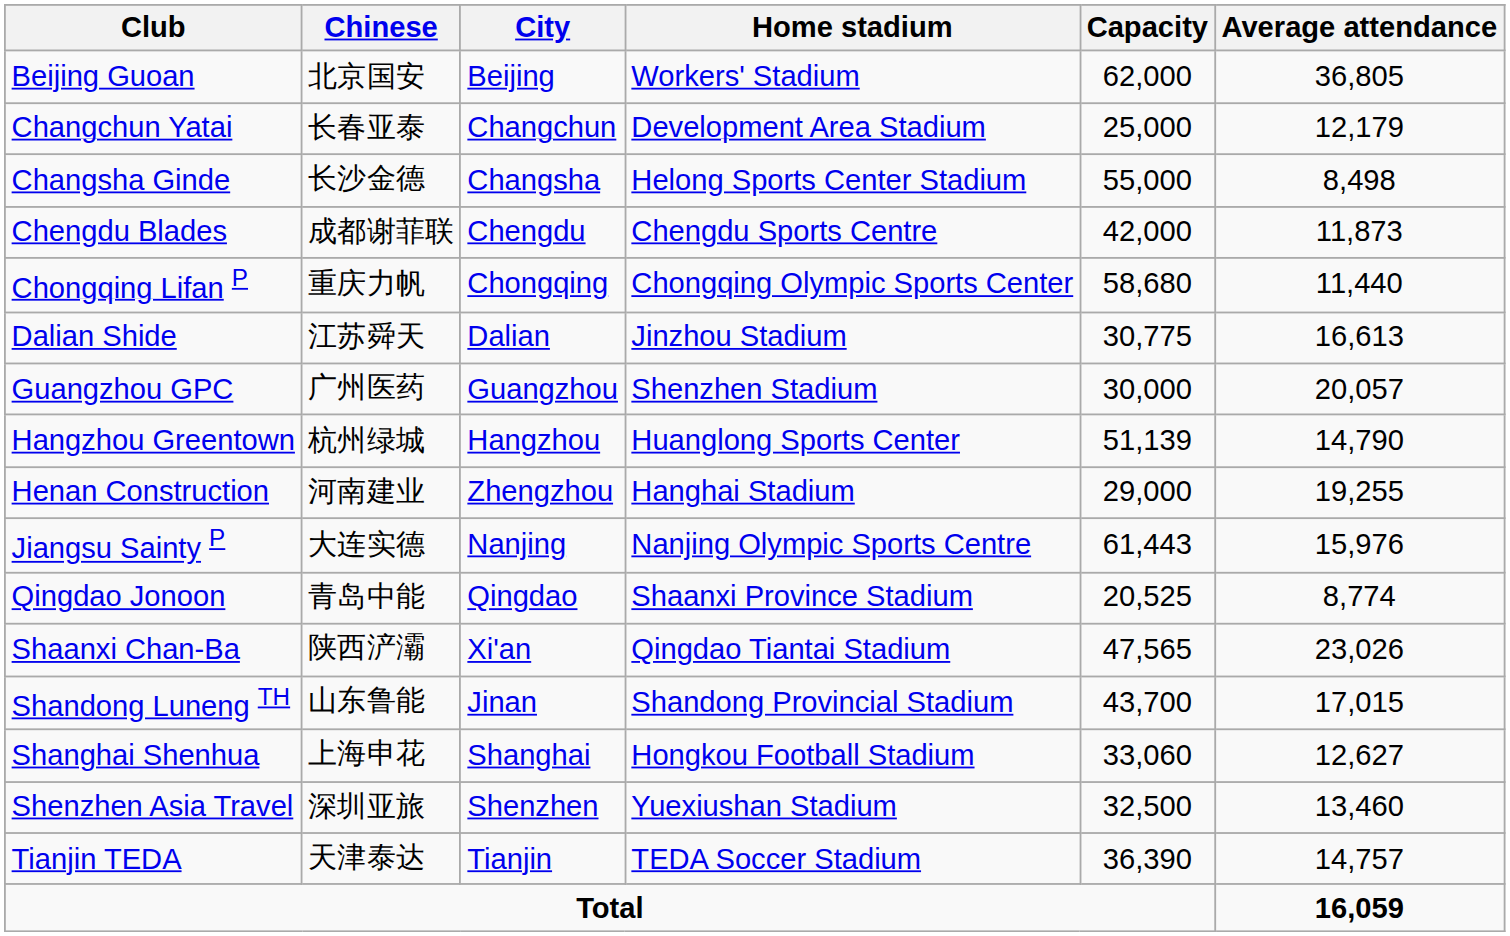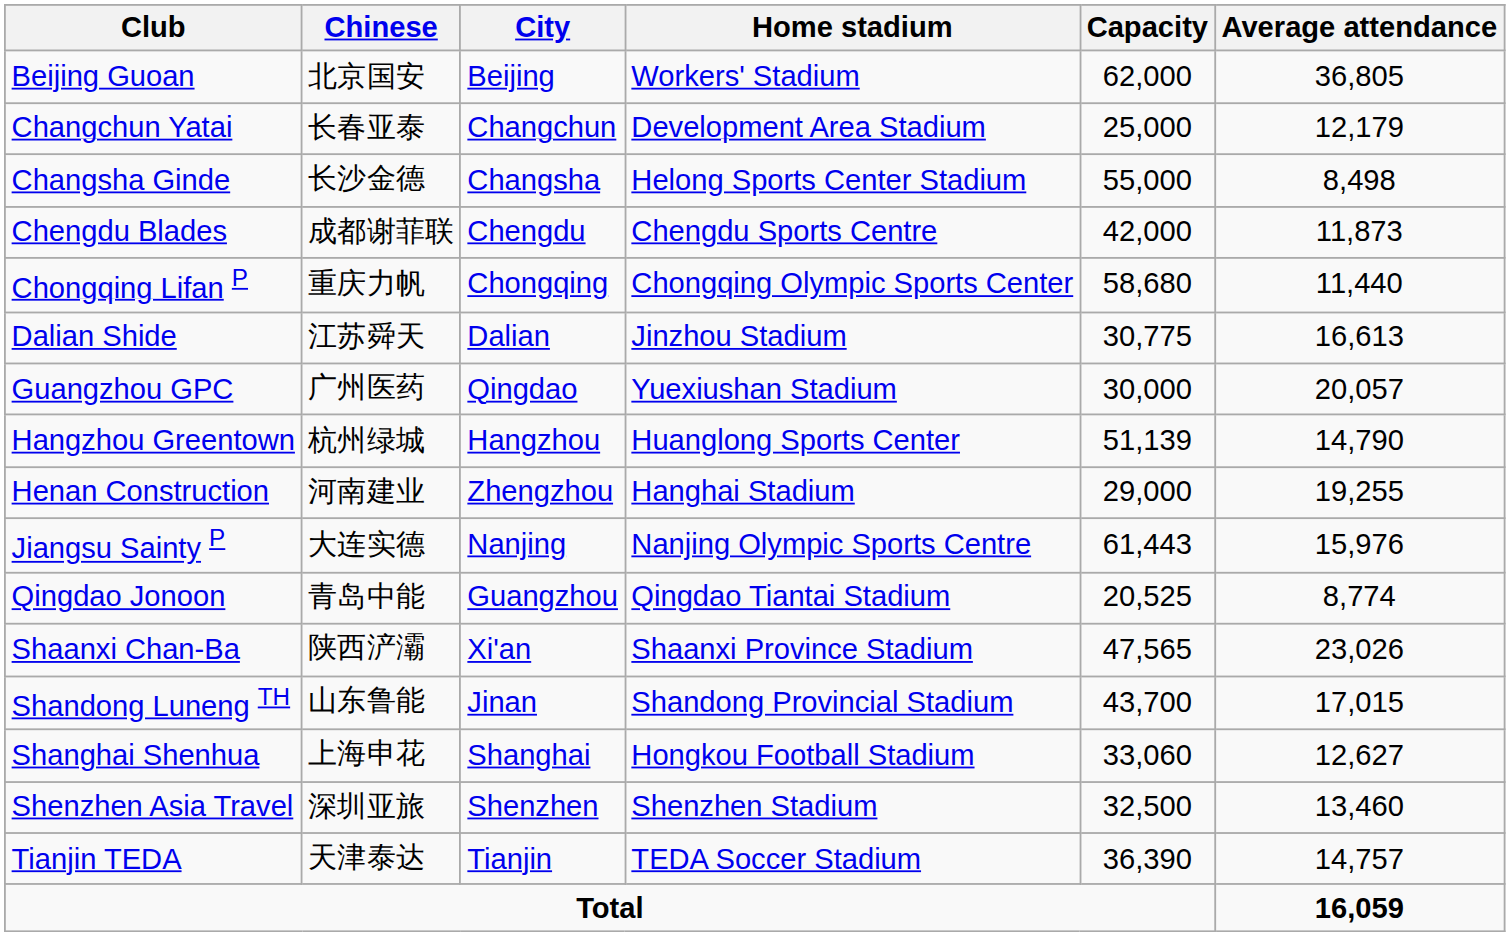(543, 388) Guangzhou -> (522, 388) Qingdao
(754, 388) Shenzhen Stadium -> (764, 388) Yuexiushan Stadium
(522, 597) Qingdao -> (543, 597) Guangzhou
(802, 597) Shaanxi Province Stadium -> (791, 597) Qingdao Tiantai Stadium
(791, 649) Qingdao Tiantai Stadium -> (802, 649) Shaanxi Province Stadium
(764, 806) Yuexiushan Stadium -> (754, 806) Shenzhen Stadium
